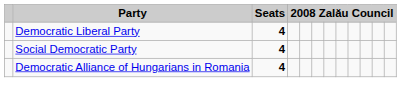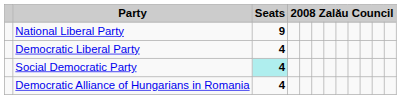+ row: (70, 31)
(282, 49) no background -> (282, 67) paleturquoise background
